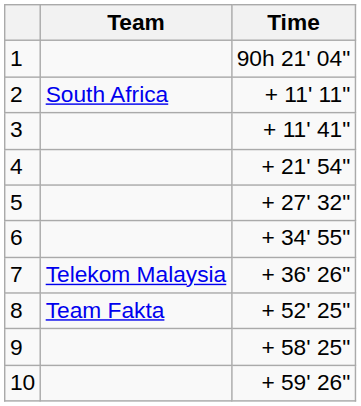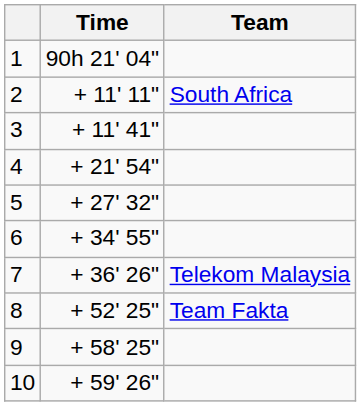columns swapped: (136, 22) <-> (293, 22)
